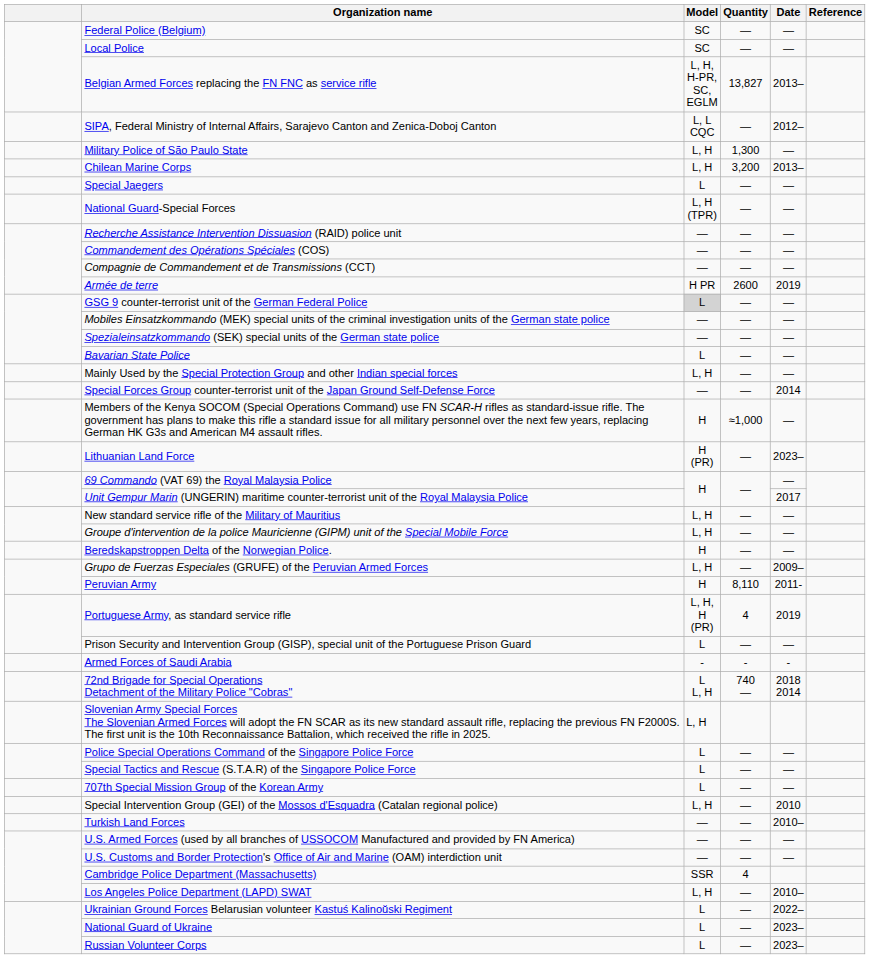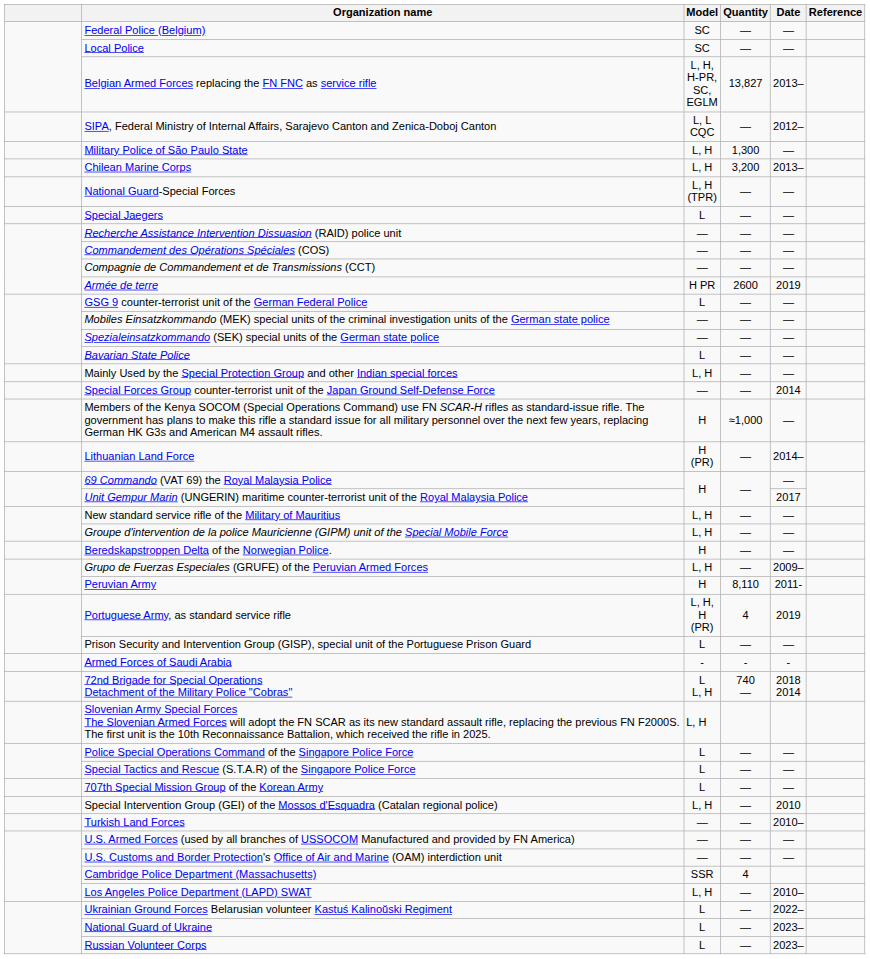rows swapped: (160, 209) <-> (124, 185)
(702, 302) lightgrey background -> (702, 302) no background
(788, 456) 2023– -> (788, 456) 2014–
